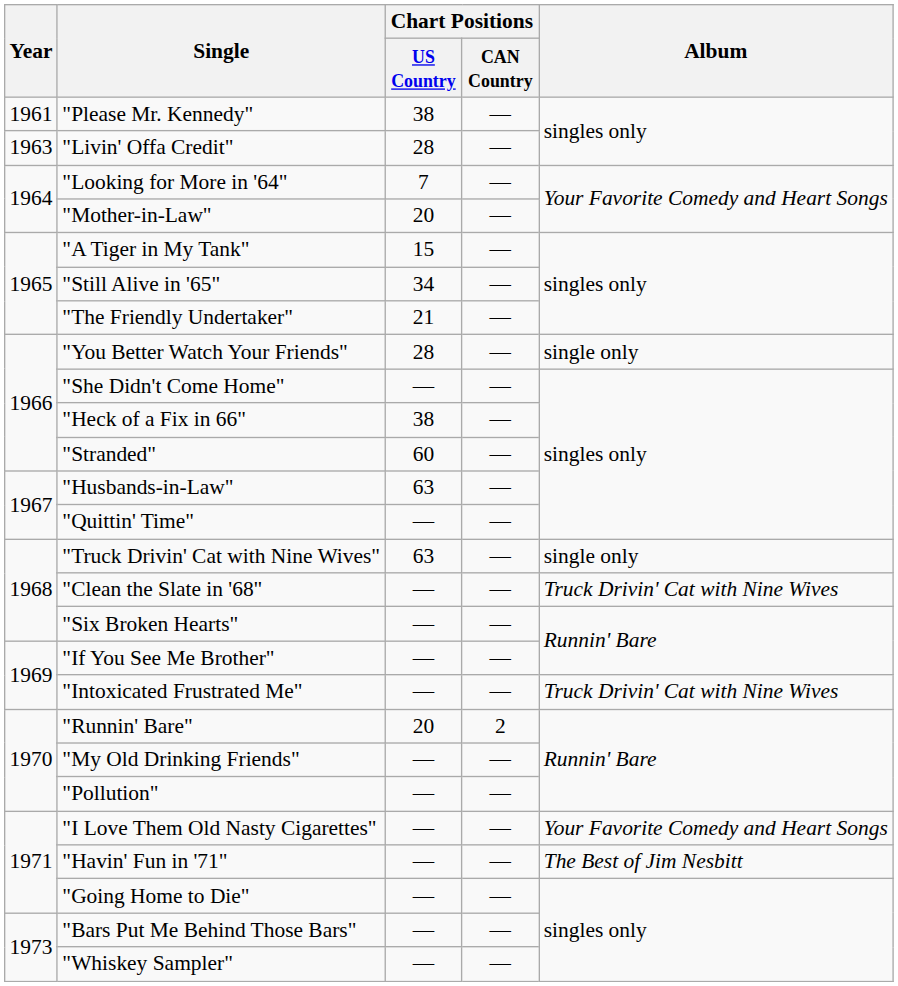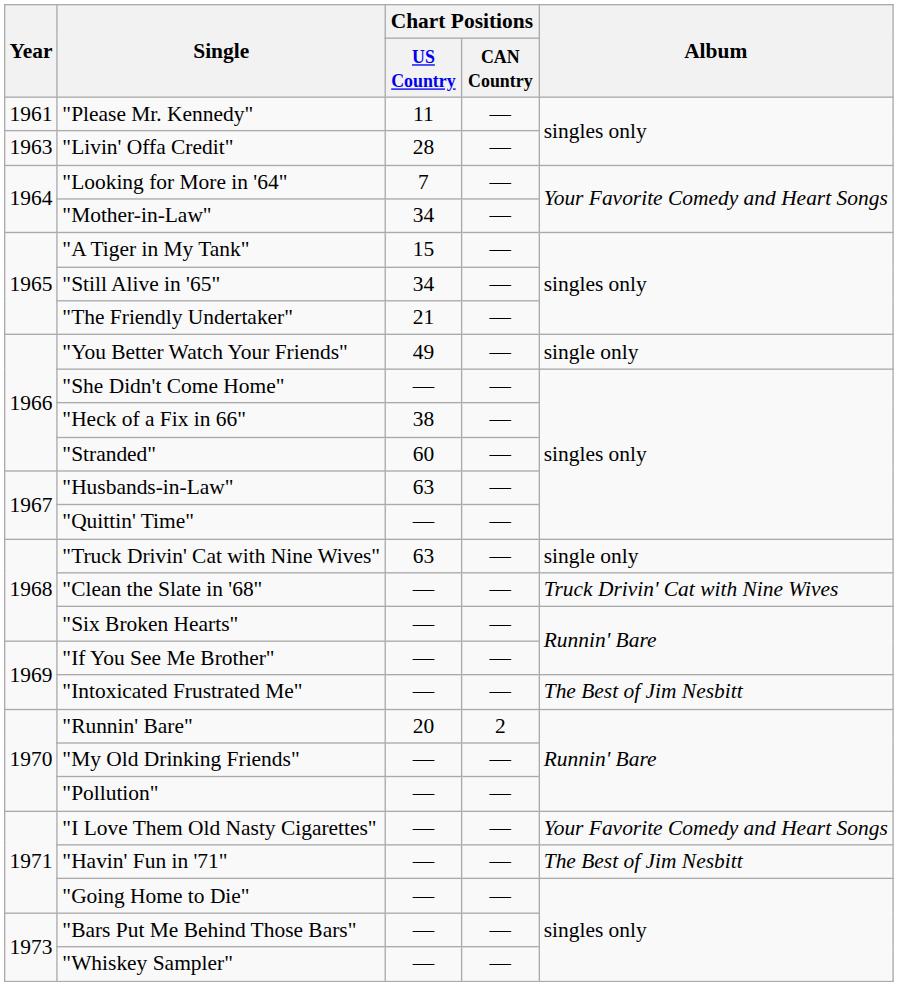(423, 113) 38 -> (423, 113) 11
(423, 215) 20 -> (423, 215) 34
(423, 351) 28 -> (423, 351) 49
(691, 691) Truck Drivin' Cat with Nine Wives -> (643, 691) The Best of Jim Nesbitt
